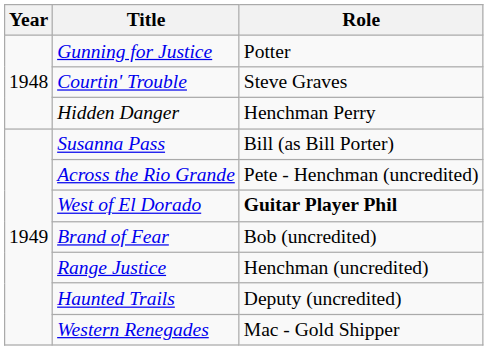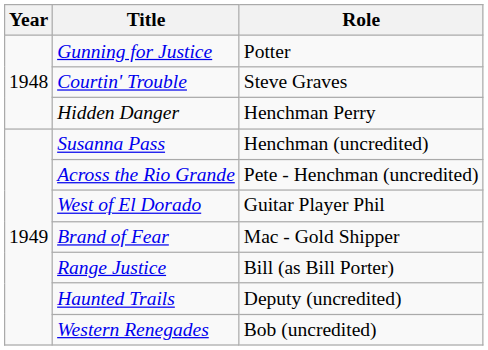(319, 143) Bill (as Bill Porter) -> (336, 143) Henchman (uncredited)
(320, 205) bold -> (314, 205) normal
(310, 236) Bob (uncredited) -> (322, 236) Mac - Gold Shipper
(336, 267) Henchman (uncredited) -> (319, 267) Bill (as Bill Porter)
(322, 329) Mac - Gold Shipper -> (310, 329) Bob (uncredited)
